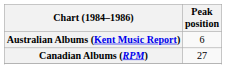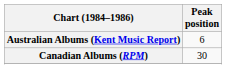(202, 55) 27 -> (202, 55) 30
